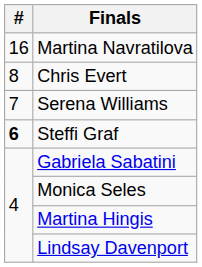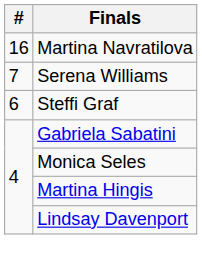- row: (82, 76)
(14, 133) bold -> (14, 104) normal
